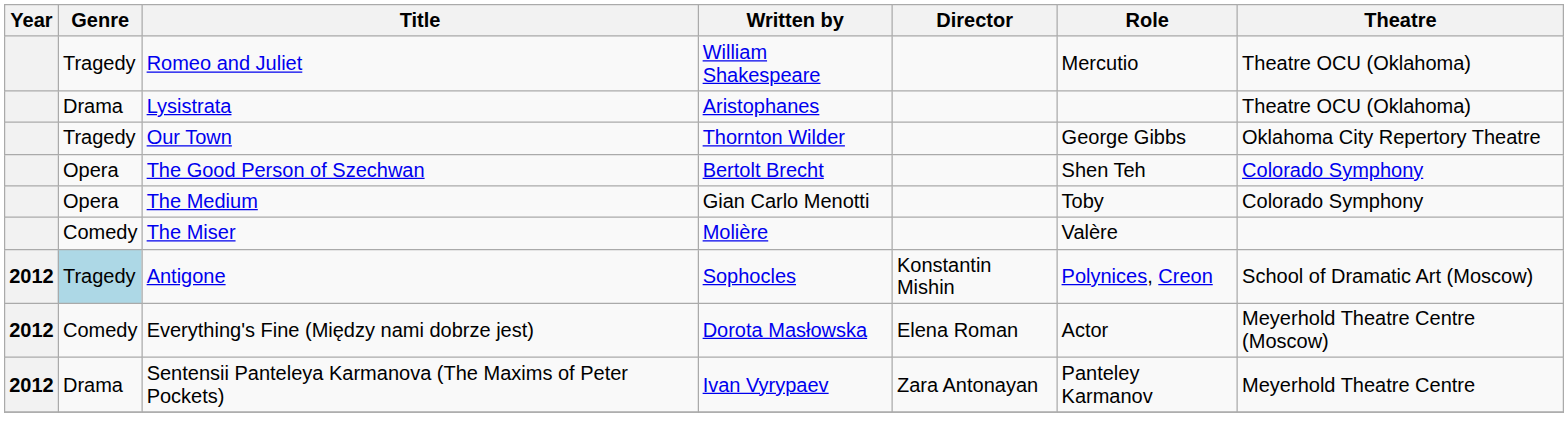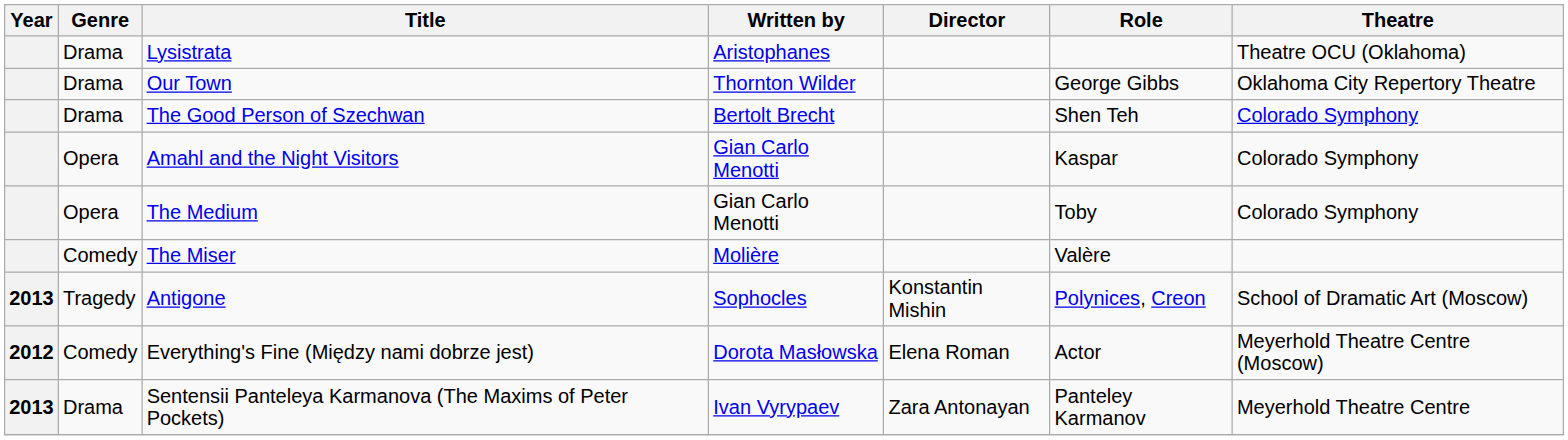- row: (224, 63)
(99, 138) Tragedy -> (93, 83) Drama
(91, 169) Opera -> (93, 115) Drama
+ row: (273, 158)
(31, 276) 2012 -> (31, 298) 2013
(99, 276) lightblue background -> (99, 298) no background
(31, 384) 2012 -> (31, 407) 2013
